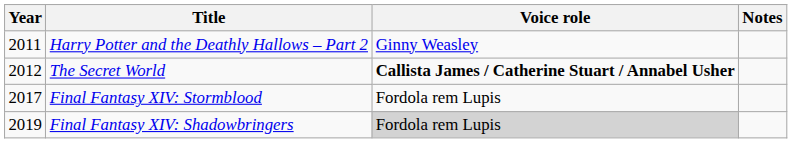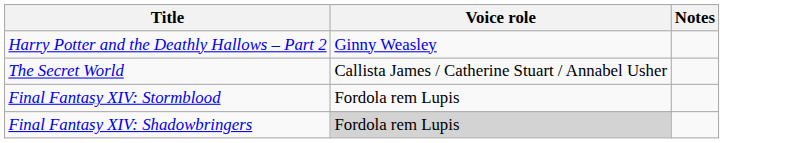- column: (25, 17)
(555, 71) bold -> (501, 71) normal
